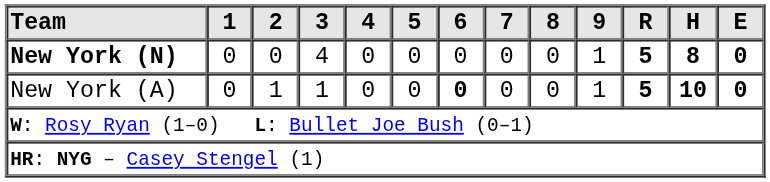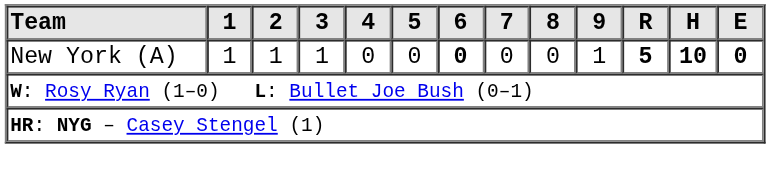- row: (94, 57)
(230, 91) 0 -> (230, 57) 1
